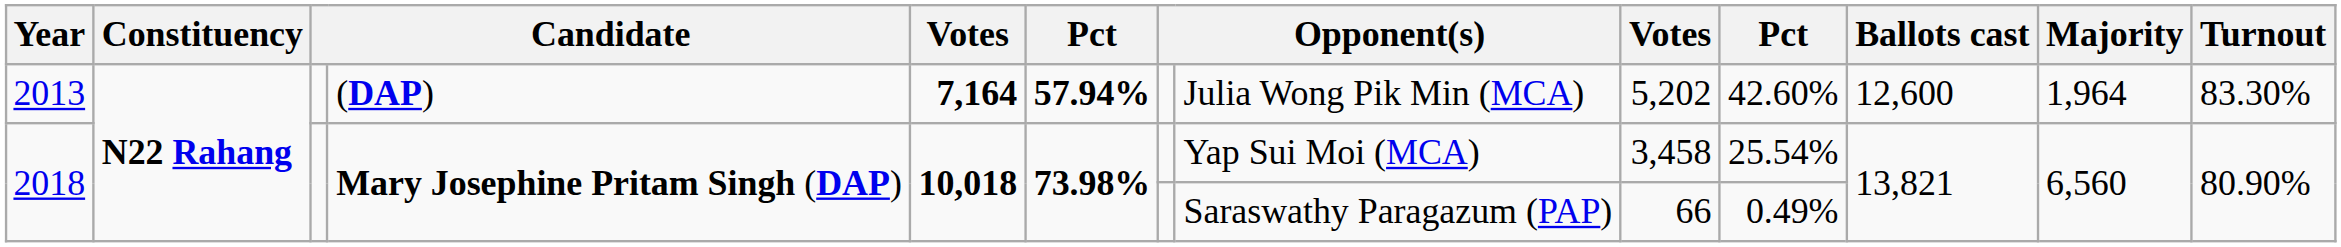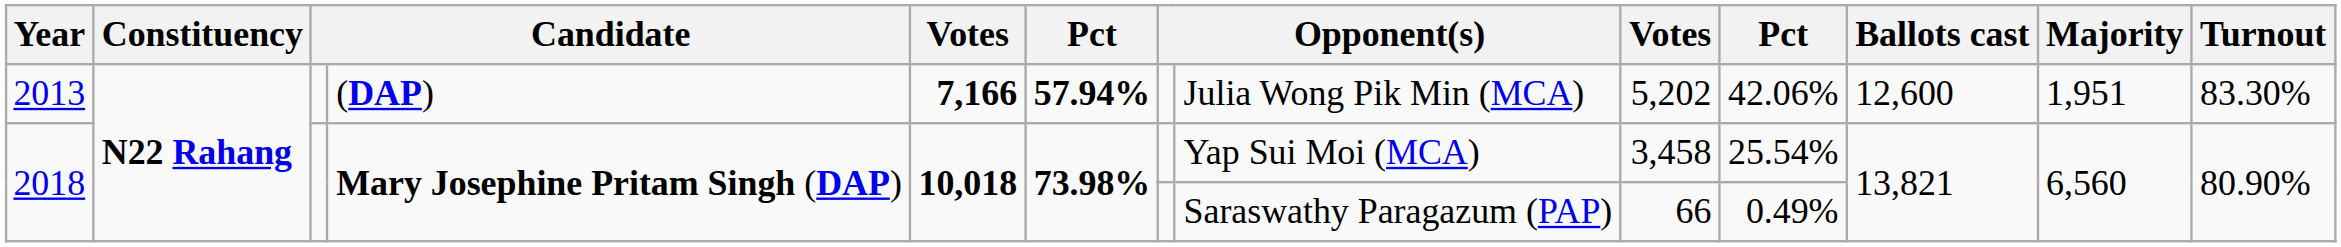(977, 93) 7,164 -> (977, 93) 7,166
(1783, 93) 42.60% -> (1783, 93) 42.06%
(2086, 93) 1,964 -> (2086, 93) 1,951
